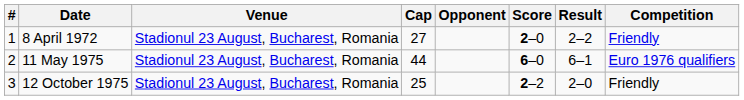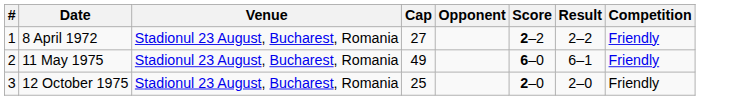(532, 38) 2–0 -> (532, 38) 2–2
(419, 60) 44 -> (419, 60) 49
(672, 60) Euro 1976 qualifiers -> (634, 60) Friendly
(532, 83) 2–2 -> (532, 83) 2–0
